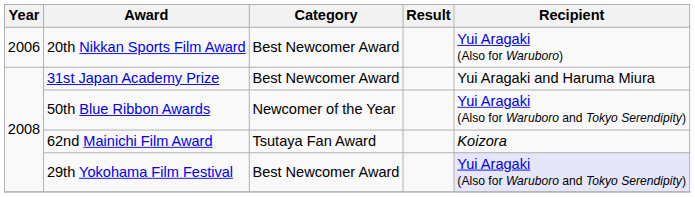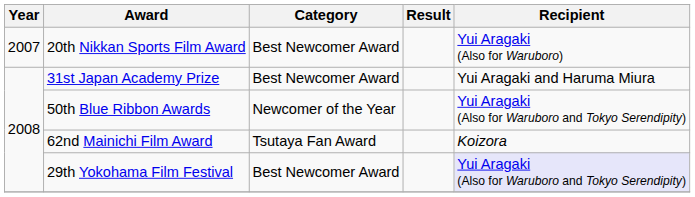(24, 47) 2006 -> (24, 47) 2007
